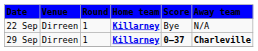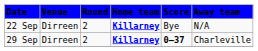(85, 26) 1 -> (85, 26) 2
(85, 40) 1 -> (85, 40) 2
(222, 40) bold -> (222, 40) normal
